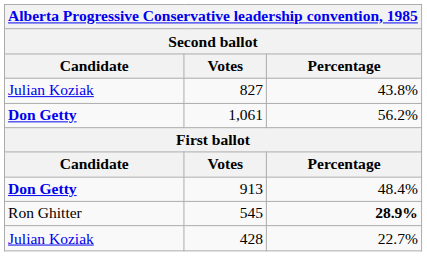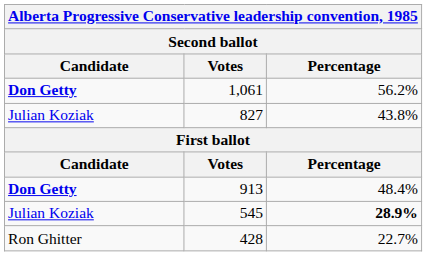rows swapped: (246, 115) <-> (251, 90)
(45, 213) Ron Ghitter -> (51, 213) Julian Koziak
(51, 238) Julian Koziak -> (45, 238) Ron Ghitter
